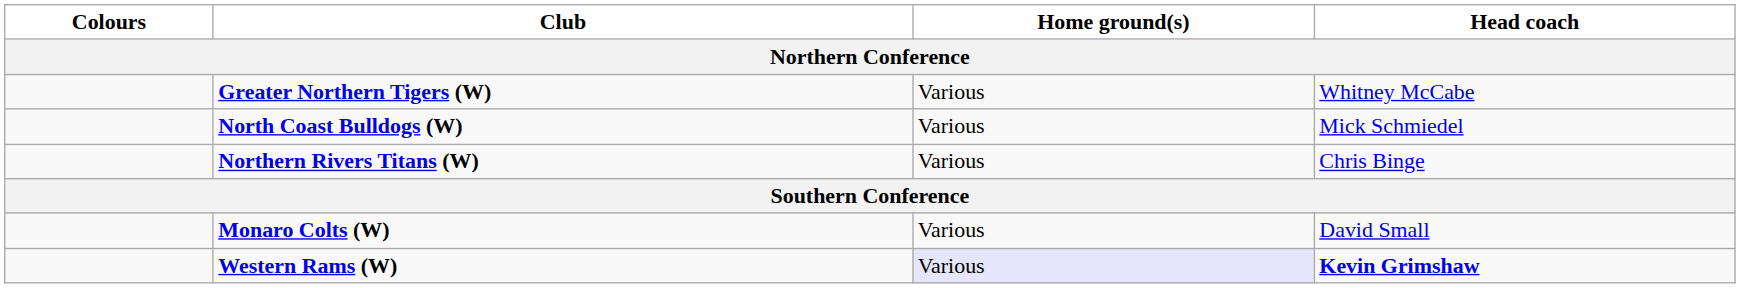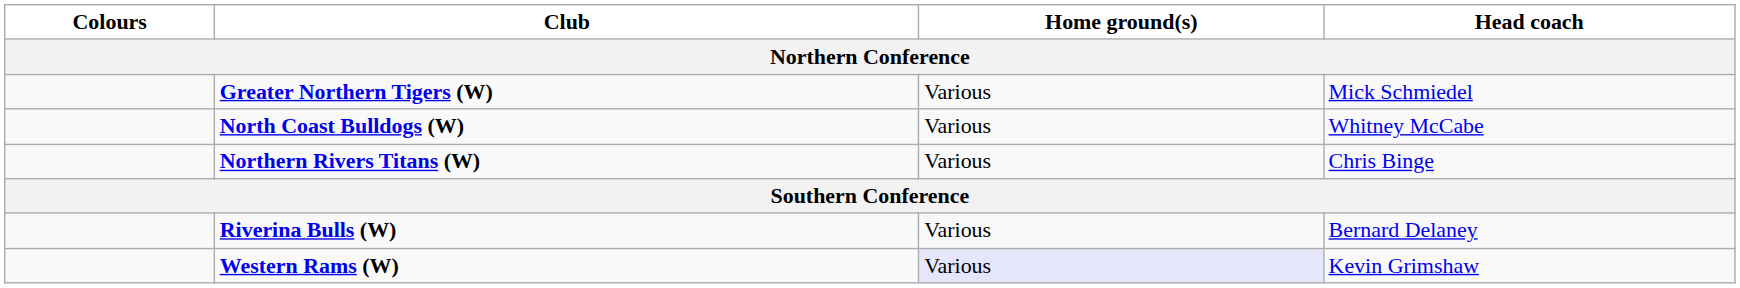(1397, 91) Whitney McCabe -> (1401, 91) Mick Schmiedel
(1391, 126) Mick Schmiedel -> (1406, 126) Whitney McCabe
- row: (304, 230)
+ row: (308, 230)
(1399, 265) bold -> (1404, 265) normal
